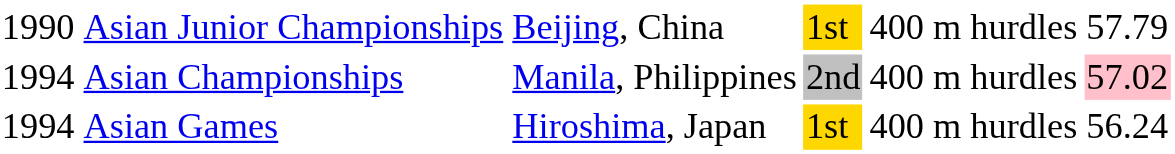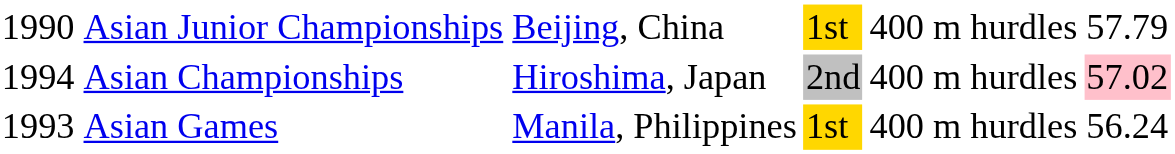(655, 76) Manila, Philippines -> (639, 76) Hiroshima, Japan
(38, 126) 1994 -> (38, 126) 1993
(639, 126) Hiroshima, Japan -> (655, 126) Manila, Philippines
